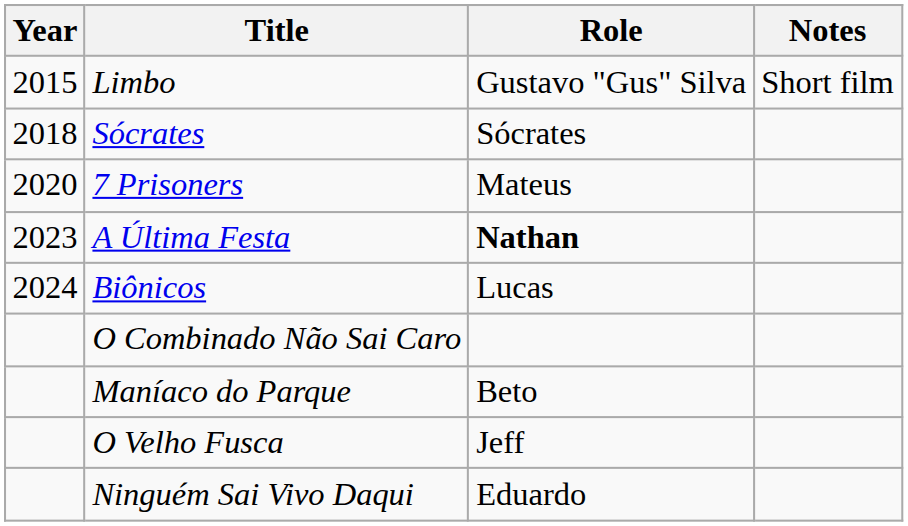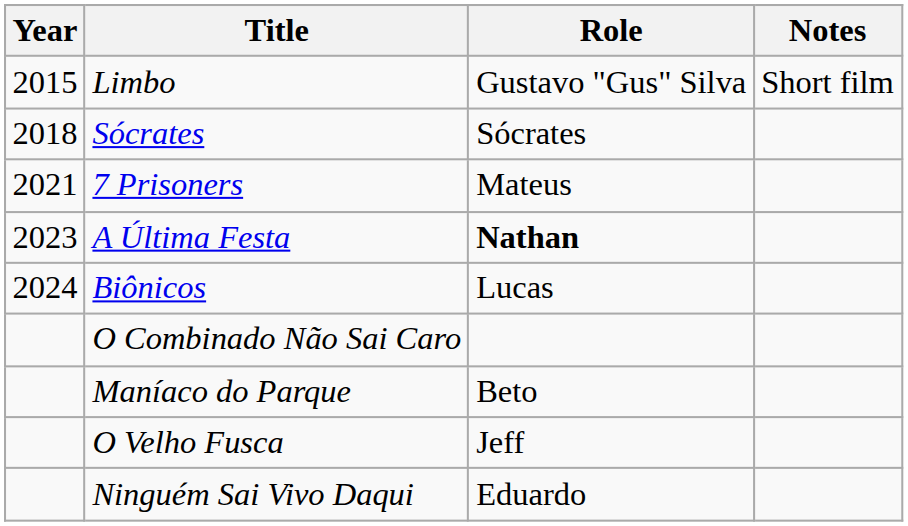(45, 184) 2020 -> (45, 184) 2021
